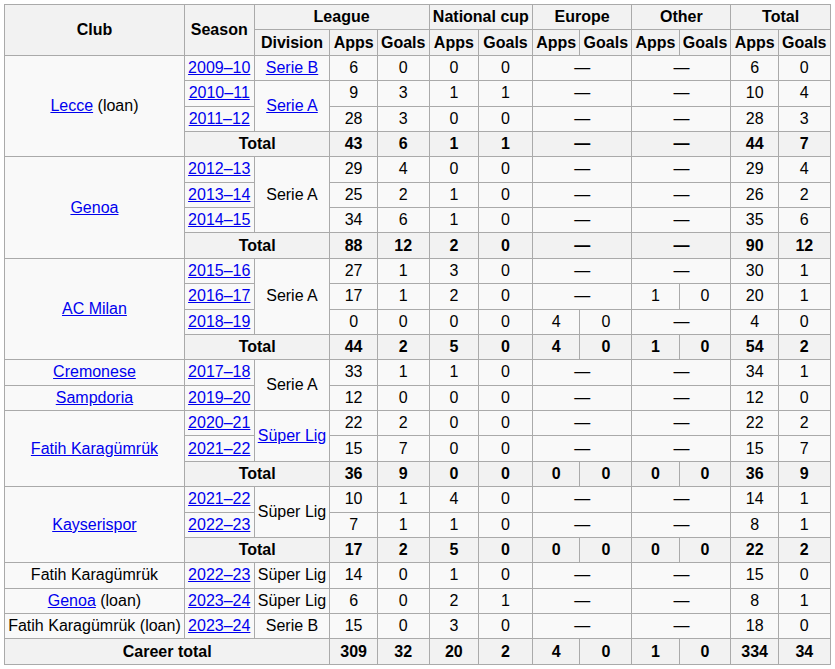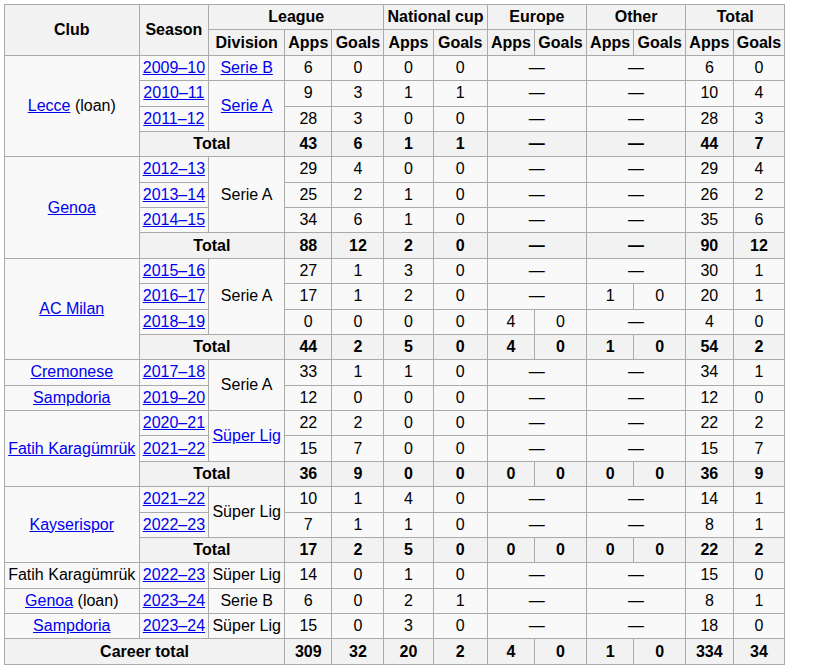(292, 600) Süper Lig -> (247, 600) Serie B
(94, 626) Fatih Karagümrük (loan) -> (72, 626) Sampdoria
(292, 626) Serie B -> (247, 626) Süper Lig
